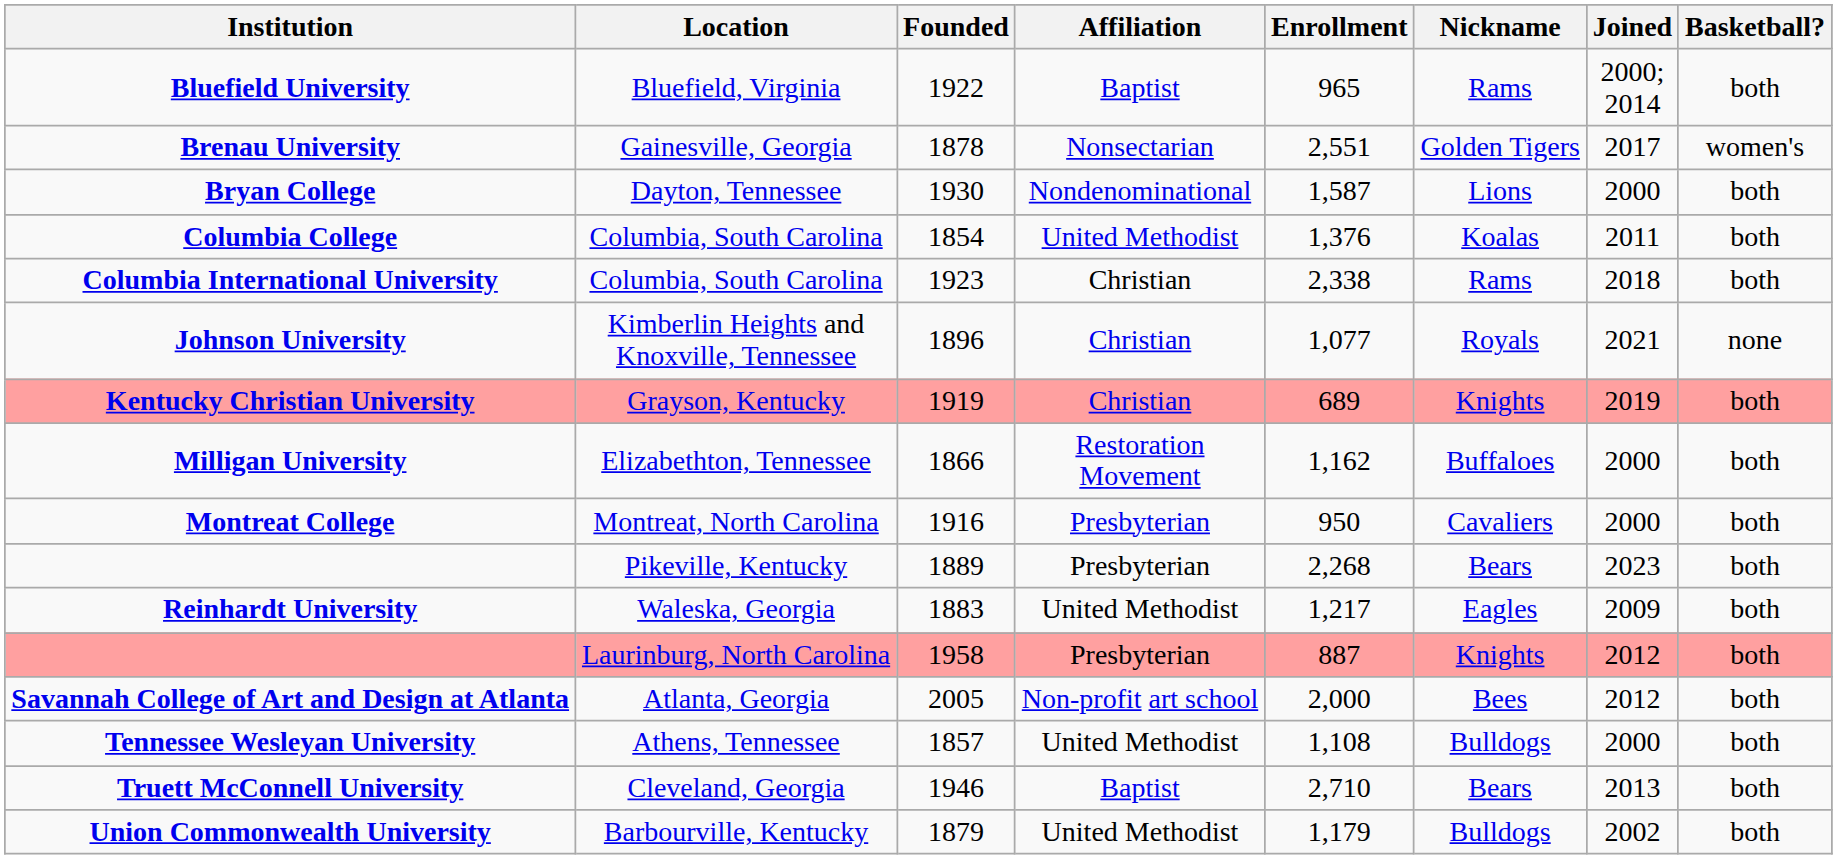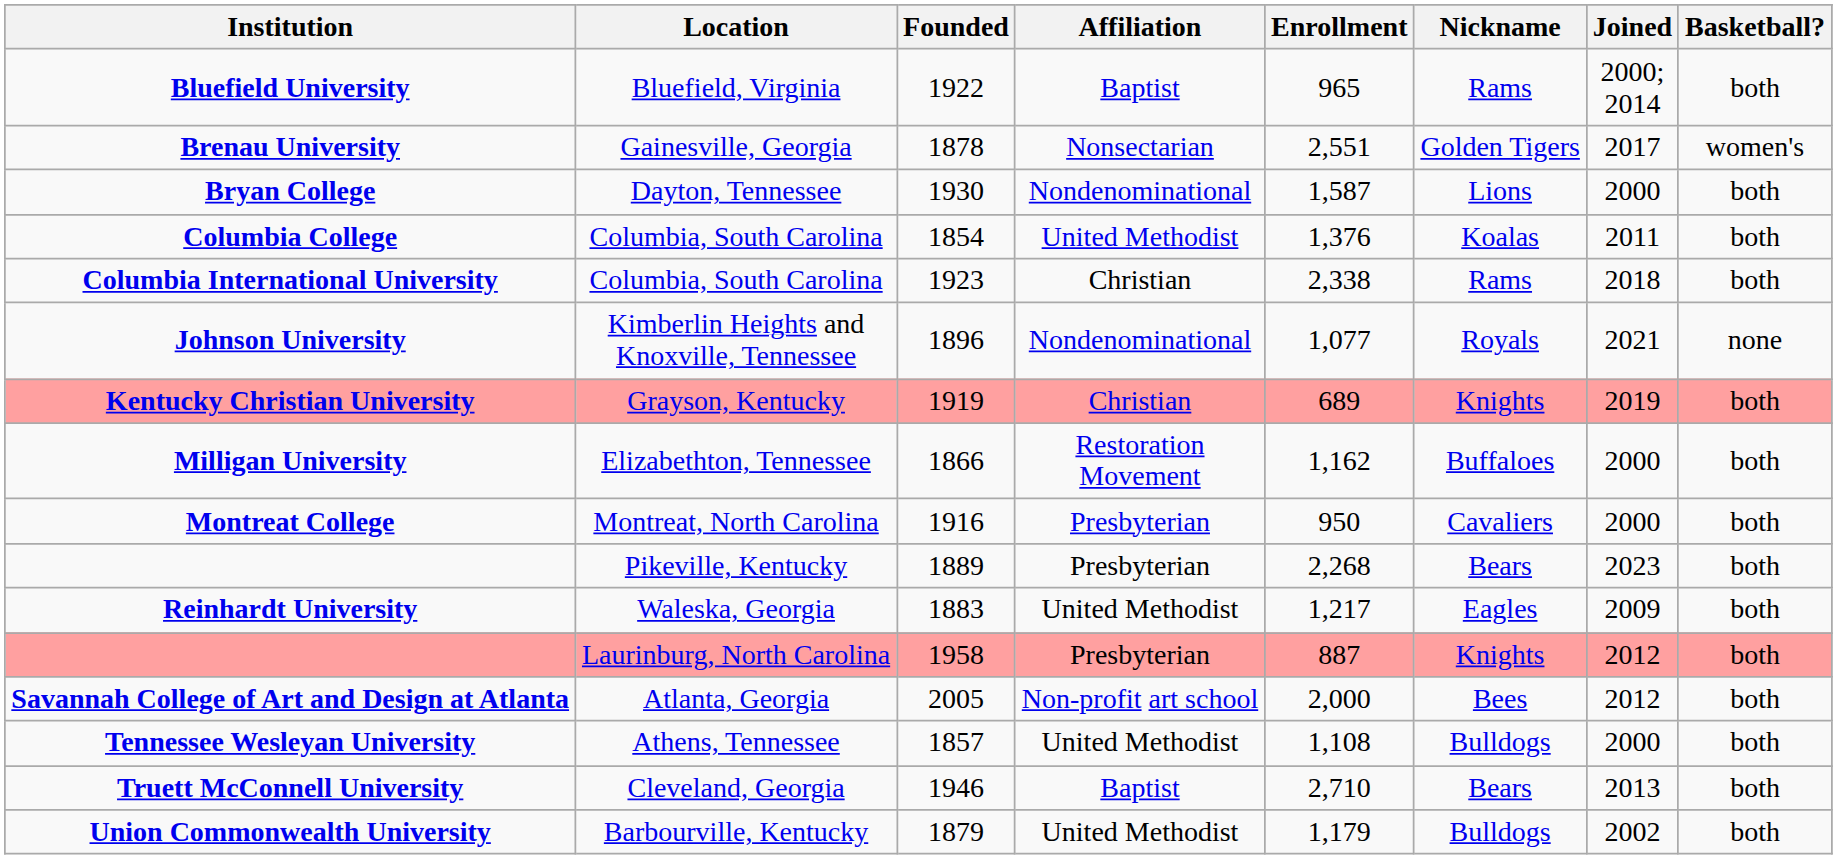(1140, 340) Christian -> (1140, 340) Nondenominational
